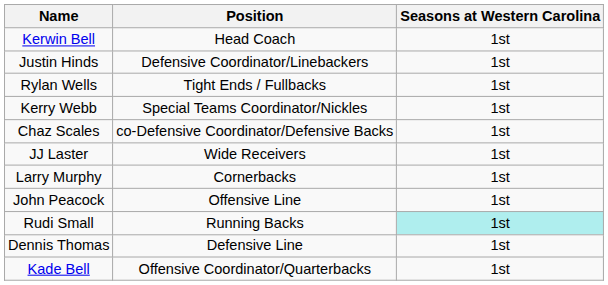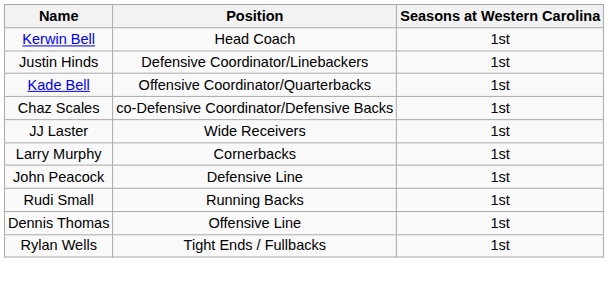rows swapped: (59, 269) <-> (59, 85)
- row: (59, 108)
(255, 200) Offensive Line -> (255, 177) Defensive Line
(500, 223) paleturquoise background -> (500, 200) no background
(255, 246) Defensive Line -> (255, 223) Offensive Line
